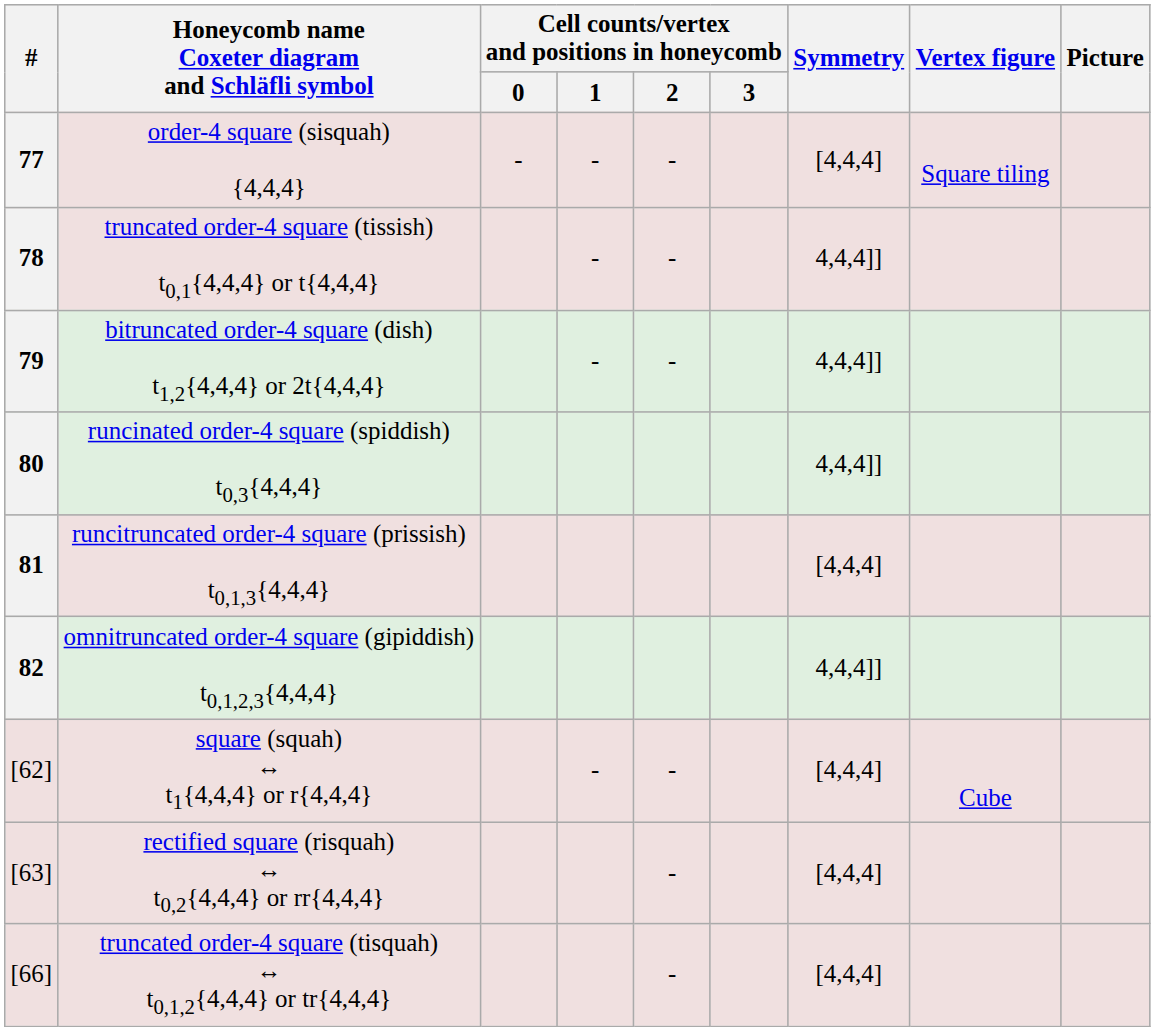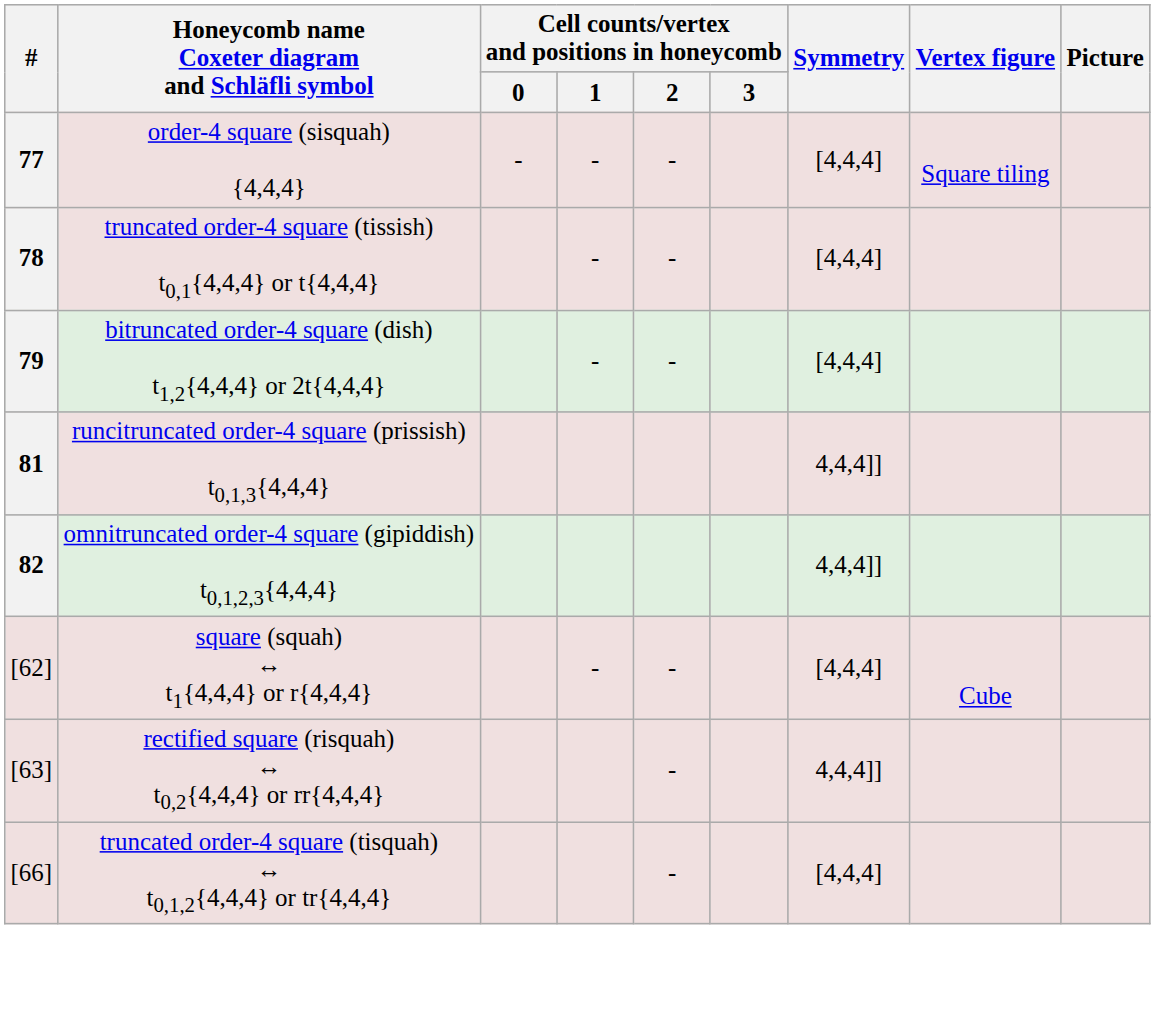(849, 258) 4,4,4]] -> (849, 258) [4,4,4]
(849, 360) 4,4,4]] -> (849, 360) [4,4,4]
- row: (269, 463)
(849, 565) [4,4,4] -> (849, 463) 4,4,4]]
(849, 872) [4,4,4] -> (849, 770) 4,4,4]]
